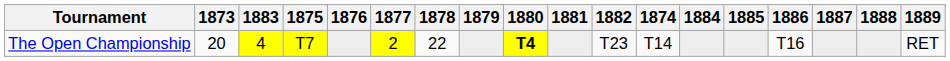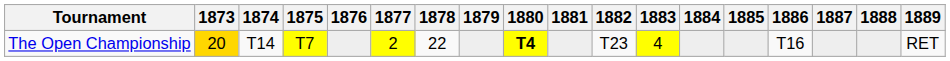columns swapped: (658, 18) <-> (261, 18)
(217, 44) no background -> (217, 44) gold background
